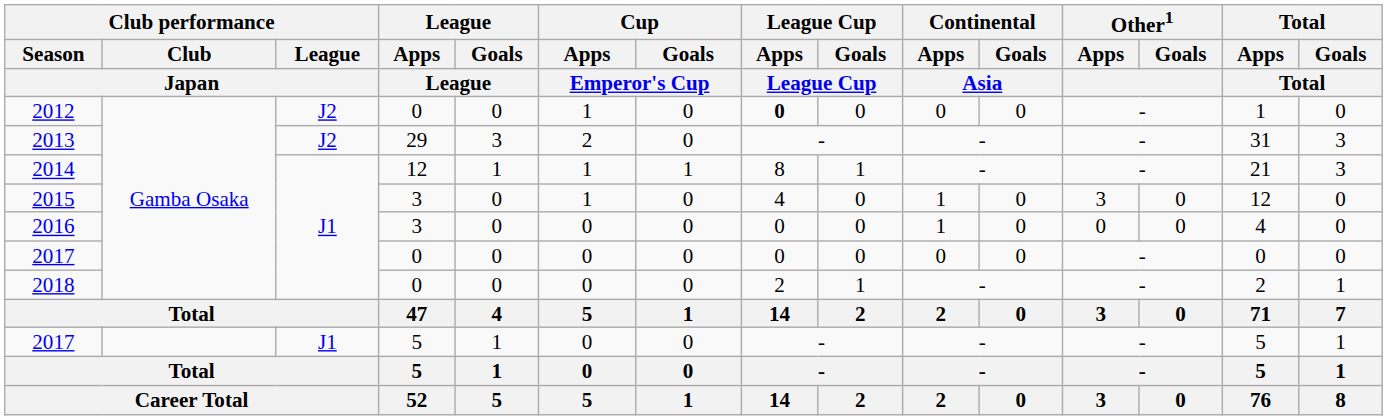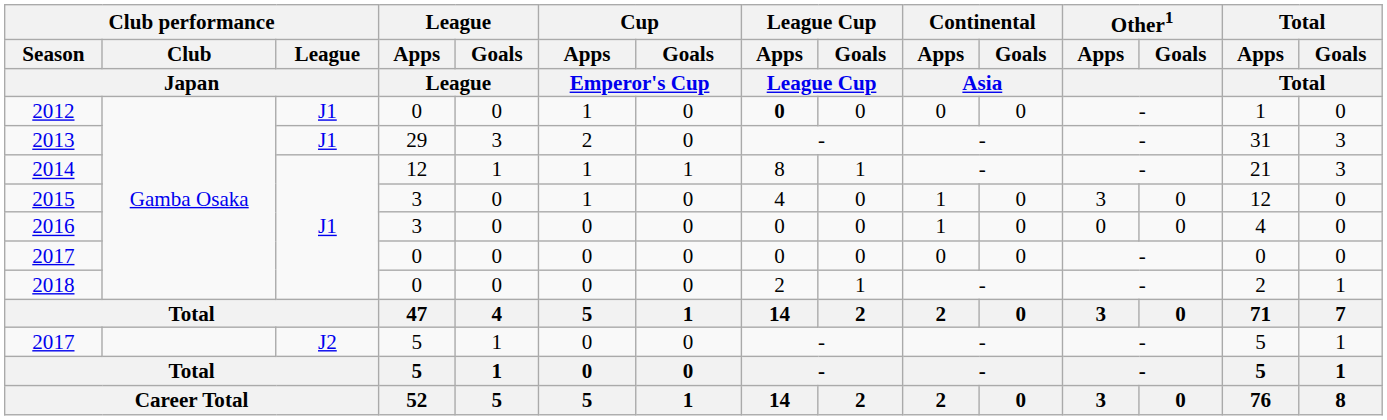(327, 111) J2 -> (327, 111) J1
(327, 140) J2 -> (327, 140) J1
(327, 342) J1 -> (327, 342) J2
